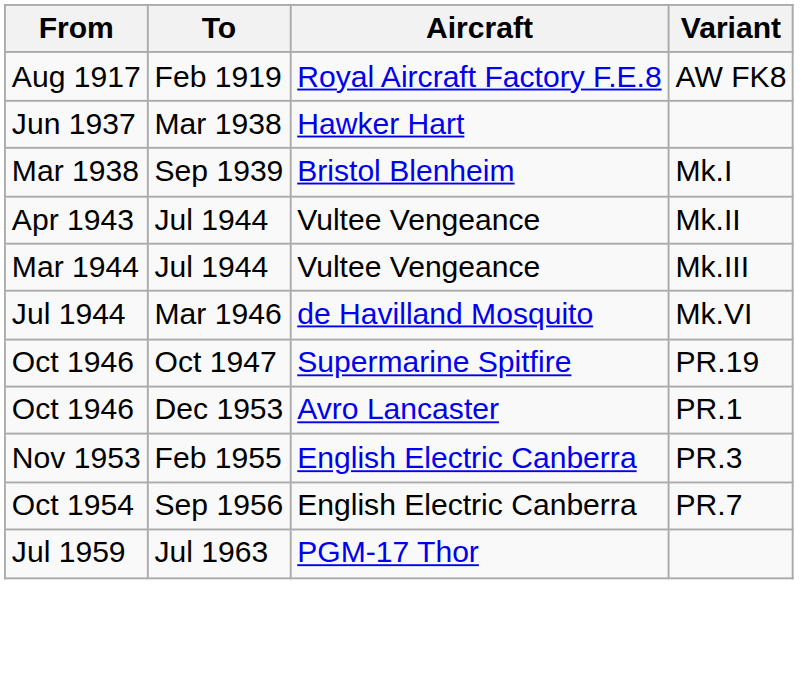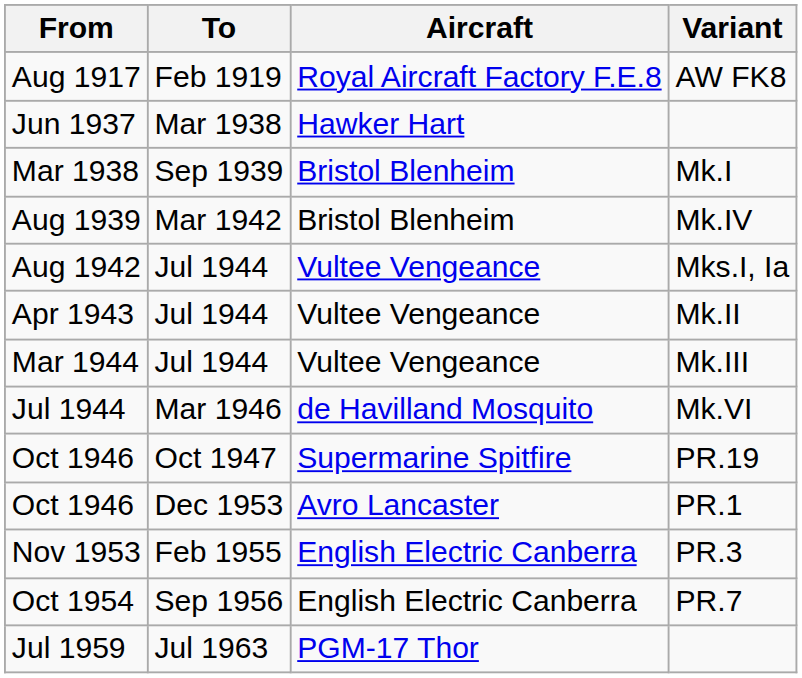+ row: (76, 219)
+ row: (76, 266)
